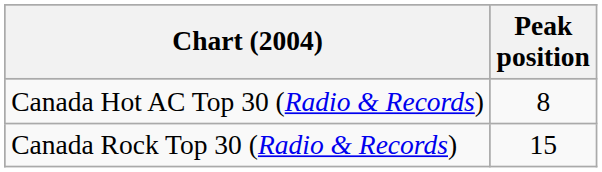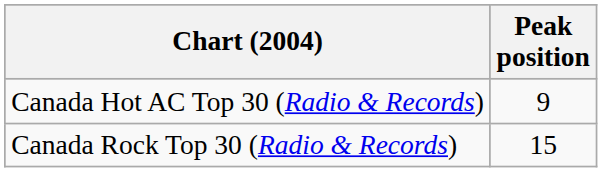(543, 100) 8 -> (543, 100) 9
